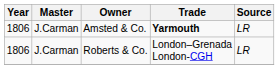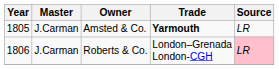(18, 28) 1806 -> (18, 28) 1805
(243, 50) no background -> (243, 50) pink background
